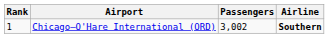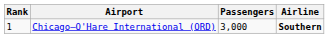(234, 26) 3,002 -> (234, 26) 3,000
